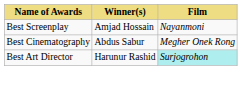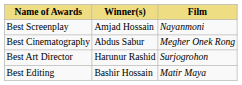(184, 57) paleturquoise background -> (184, 57) no background
+ row: (30, 73)
